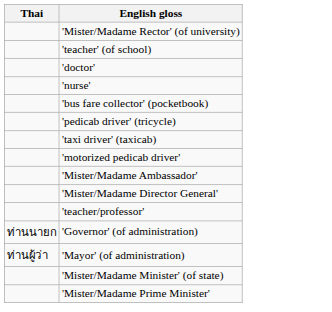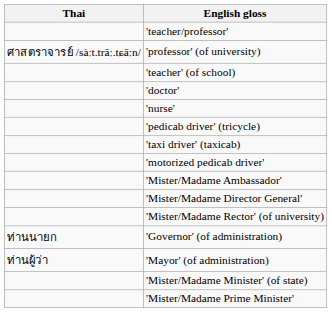rows swapped: (103, 211) <-> (151, 31)
+ row: (203, 52)
- row: (135, 103)
